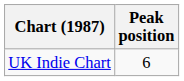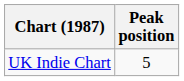(146, 62) 6 -> (146, 62) 5
